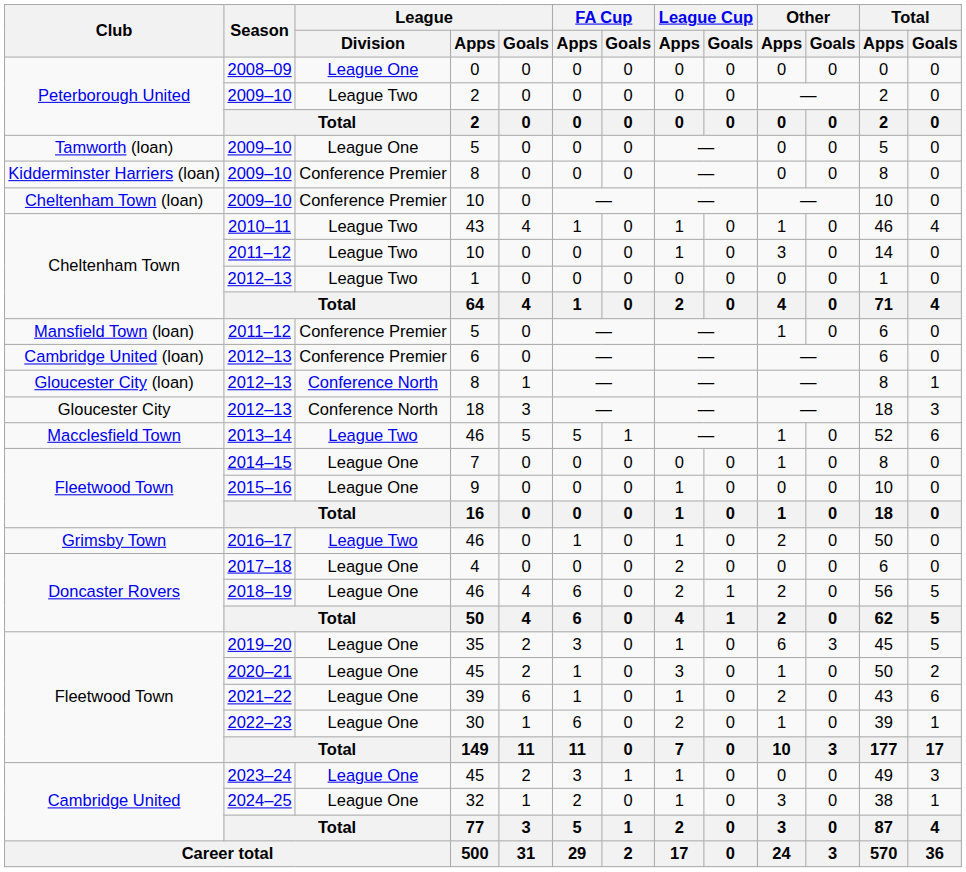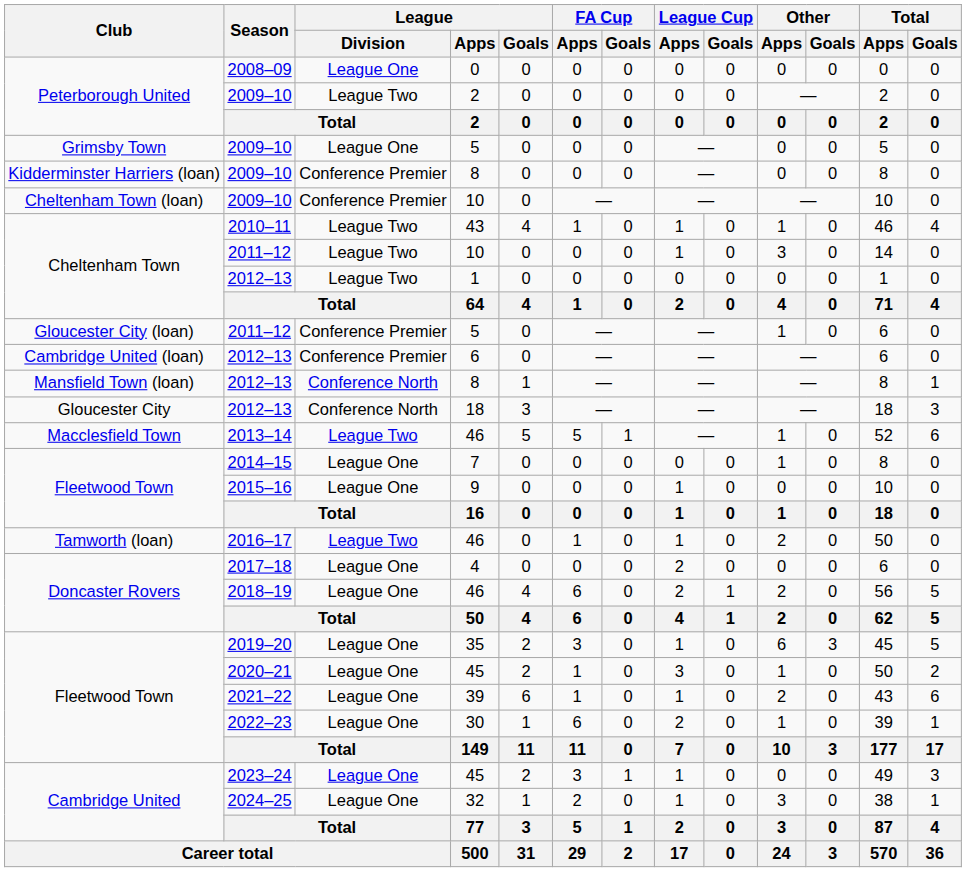(114, 148) Tamworth (loan) -> (114, 148) Grimsby Town
(114, 331) Mansfield Town (loan) -> (114, 331) Gloucester City (loan)
(114, 383) Gloucester City (loan) -> (114, 383) Mansfield Town (loan)
(114, 540) Grimsby Town -> (114, 540) Tamworth (loan)
